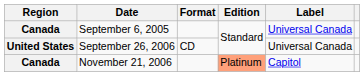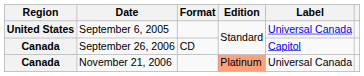(41, 29) Canada -> (41, 29) United States
(41, 46) United States -> (41, 46) Canada
(310, 46) Universal Canada -> (285, 46) Capitol
(285, 63) Capitol -> (310, 63) Universal Canada
